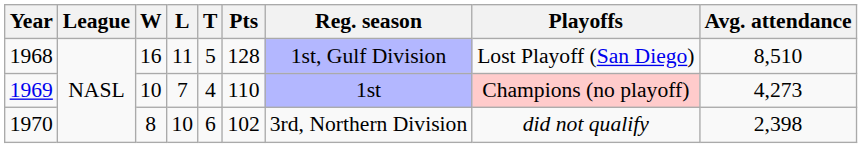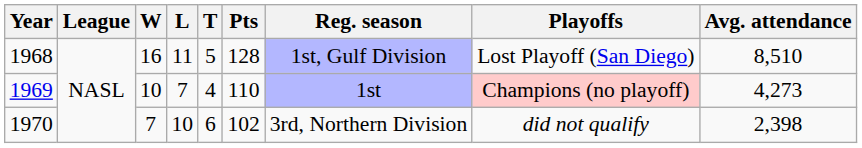(151, 124) 8 -> (151, 124) 7
